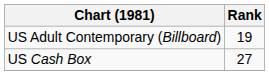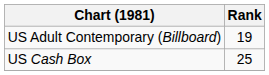(245, 59) 27 -> (245, 59) 25
